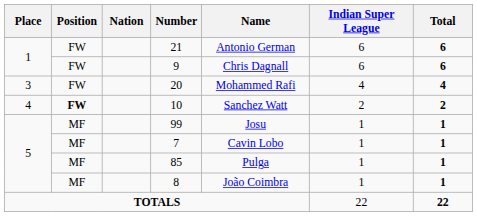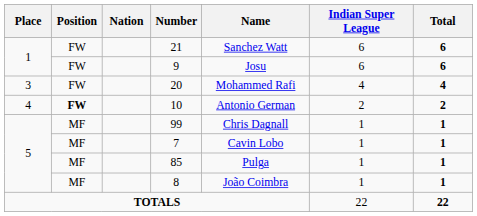(256, 47) Antonio German -> (256, 47) Sanchez Watt
(256, 66) Chris Dagnall -> (256, 66) Josu
(256, 105) Sanchez Watt -> (256, 105) Antonio German
(256, 124) Josu -> (256, 124) Chris Dagnall
